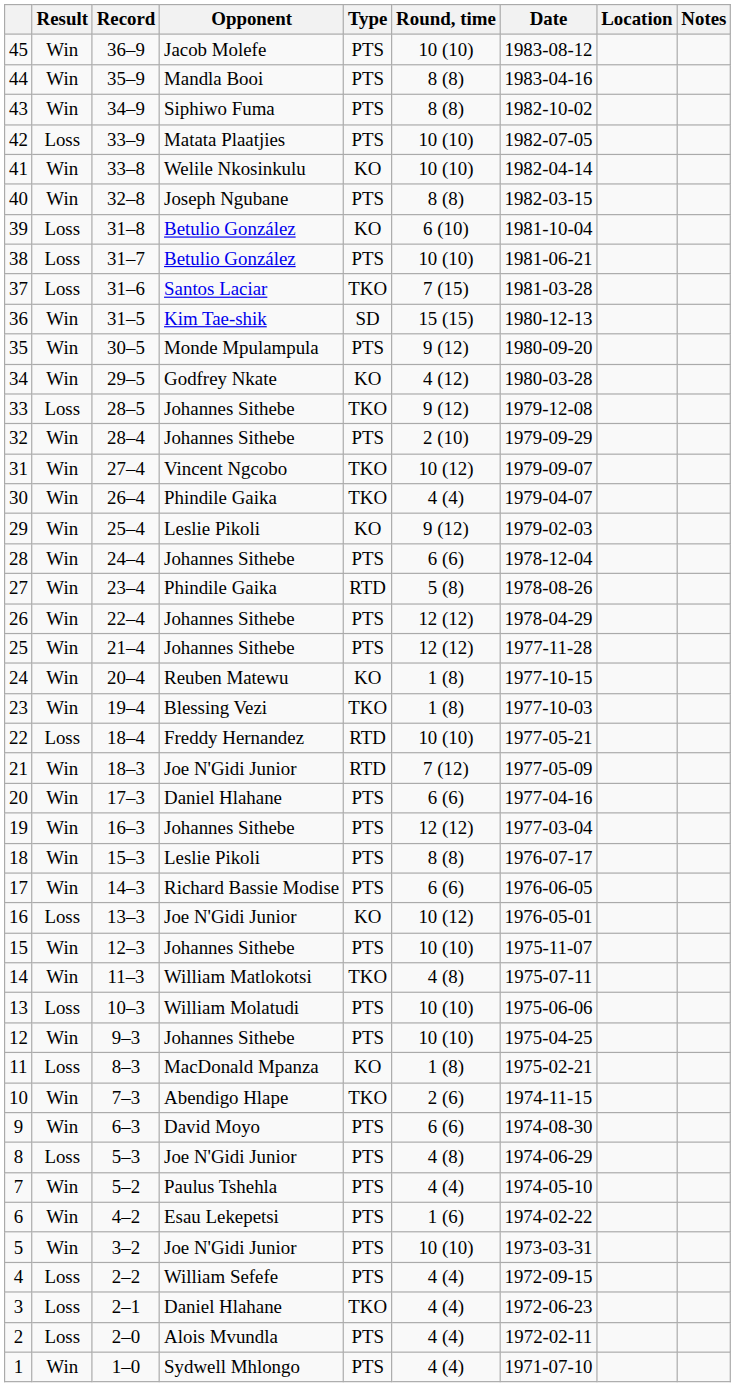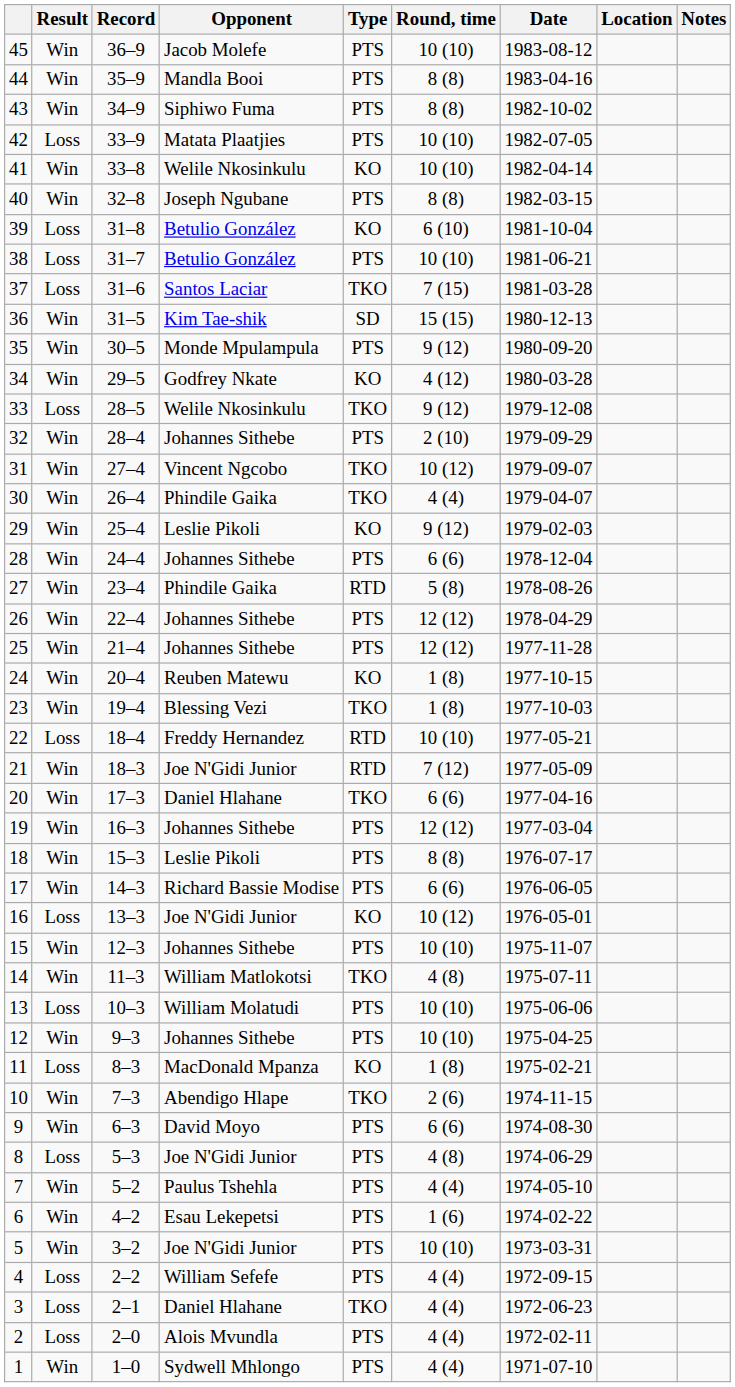(229, 408) Johannes Sithebe -> (235, 408) Welile Nkosinkulu
(368, 797) PTS -> (368, 797) TKO
